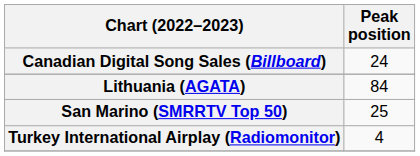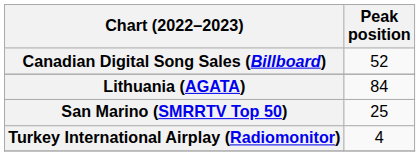(379, 61) 24 -> (379, 61) 52
